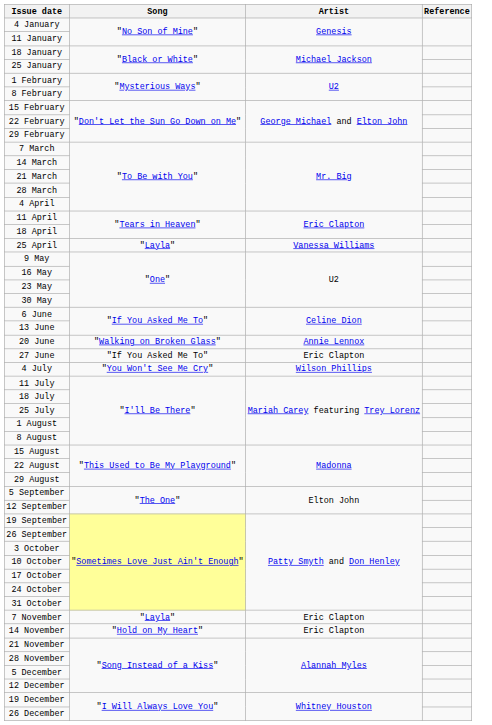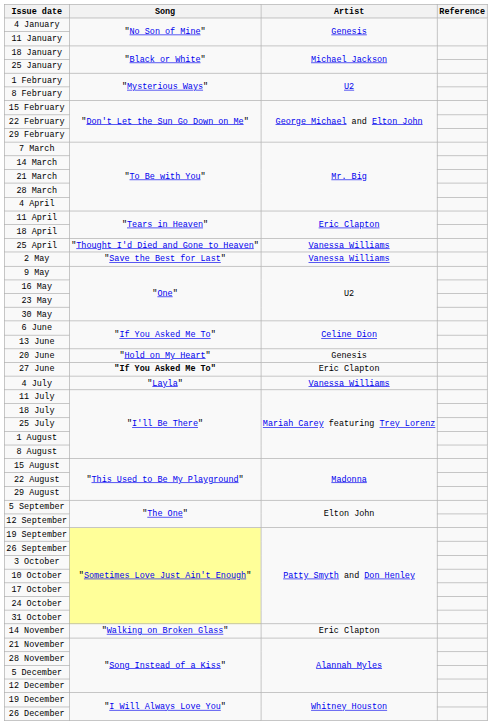(157, 245) "Layla" -> (165, 245) "Thought I'd Died and Gone to Heaven"
+ row: (37, 259)
(157, 342) "Walking on Broken Glass" -> (165, 356) "Hold on My Heart"
(334, 342) Annie Lennox -> (349, 356) Genesis
(157, 356) normal -> (165, 369) bold
(157, 369) "You Won't See Me Cry" -> (165, 383) "Layla"
(334, 369) Wilson Phillips -> (349, 383) Vanessa Williams
- row: (37, 617)
(157, 631) "Hold on My Heart" -> (165, 631) "Walking on Broken Glass"
